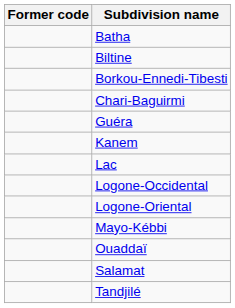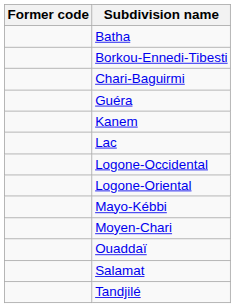- row: (113, 57)
+ row: (134, 228)
